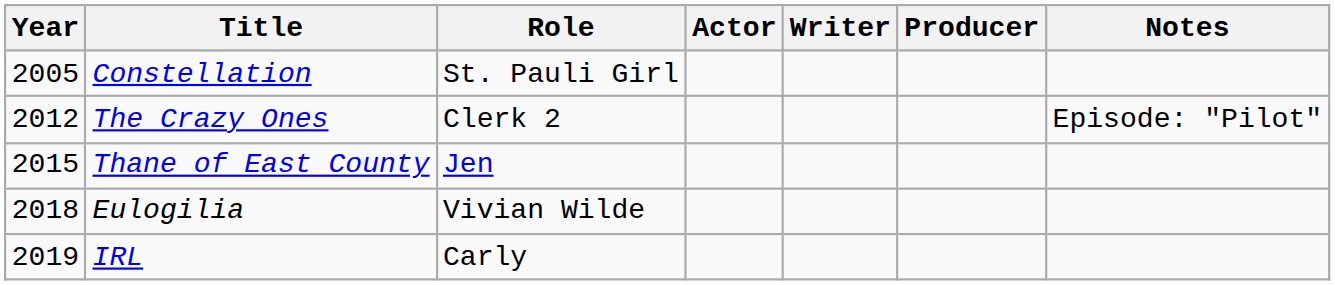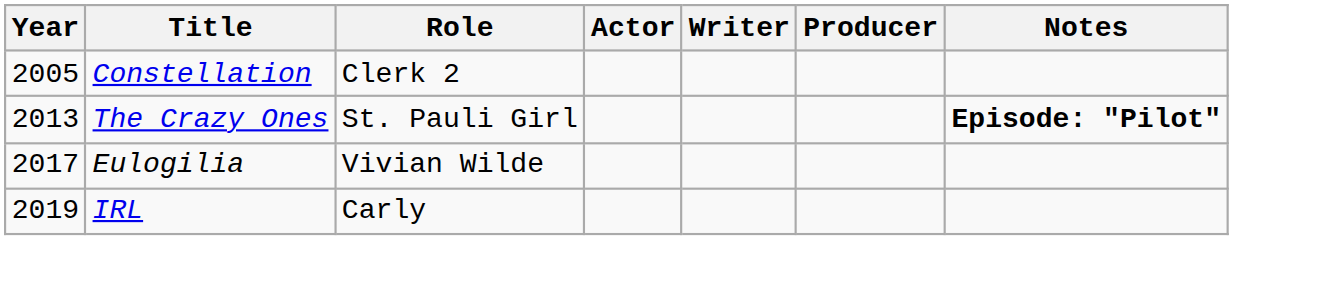(561, 74) St. Pauli Girl -> (401, 74) Clerk 2
(45, 119) 2012 -> (45, 119) 2013
(502, 119) Clerk 2 -> (460, 119) St. Pauli Girl
(1187, 119) normal -> (1086, 119) bold
- row: (261, 165)
(45, 211) 2018 -> (45, 165) 2017
